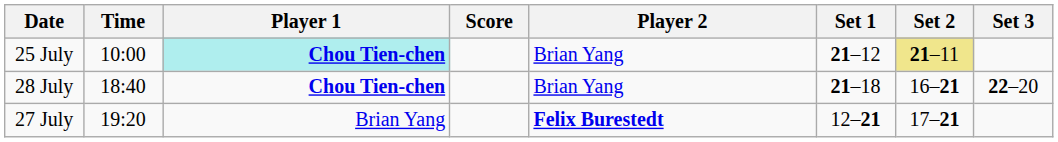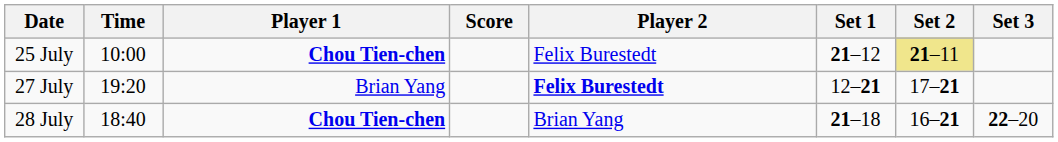(377, 54) paleturquoise background -> (377, 54) no background
(578, 54) Brian Yang -> (595, 54) Felix Burestedt
rows swapped: (44, 120) <-> (44, 87)
